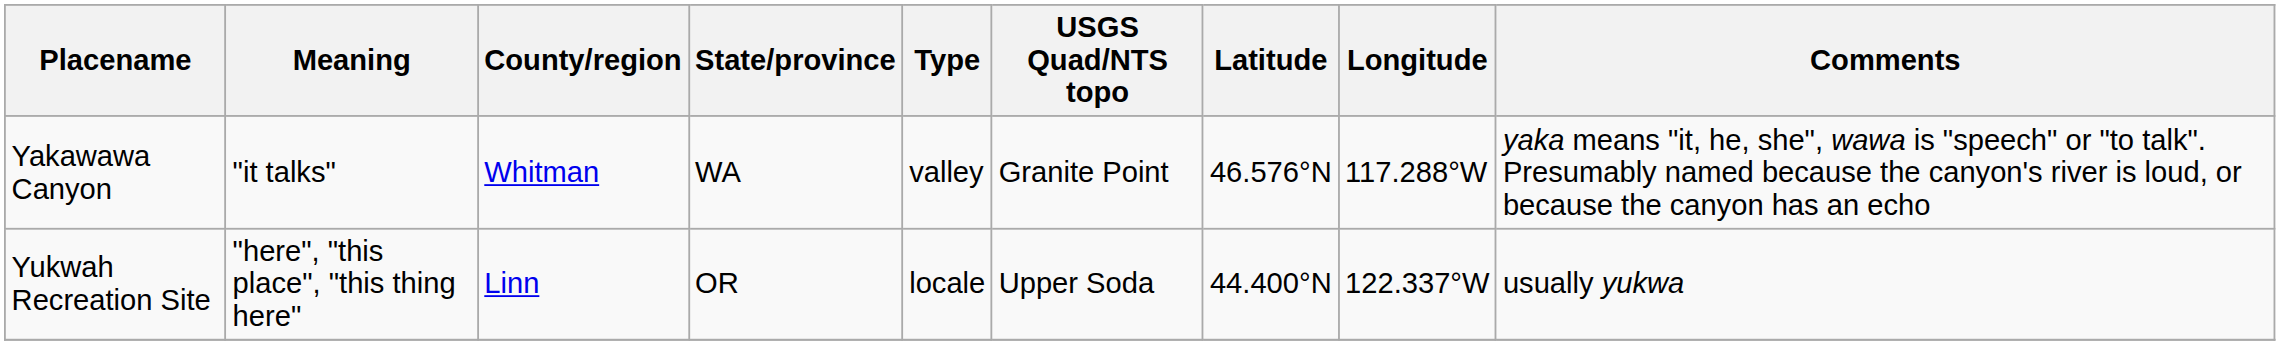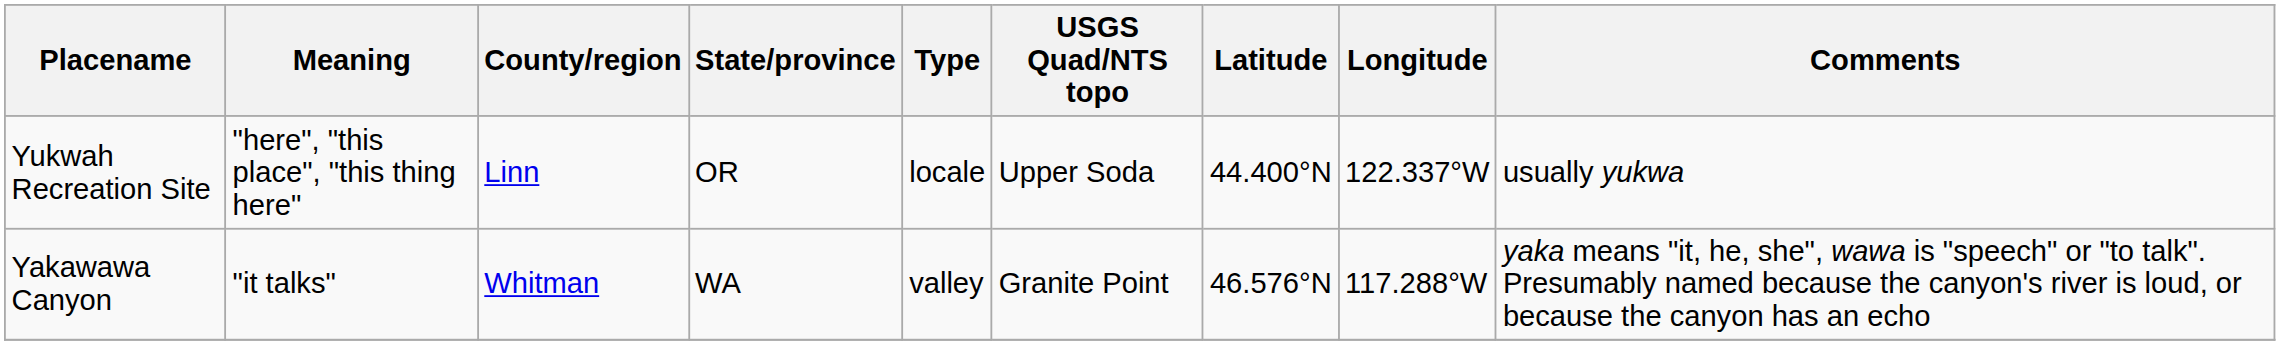rows swapped: (81, 172) <-> (111, 283)
